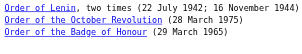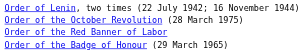+ row: (86, 33)
